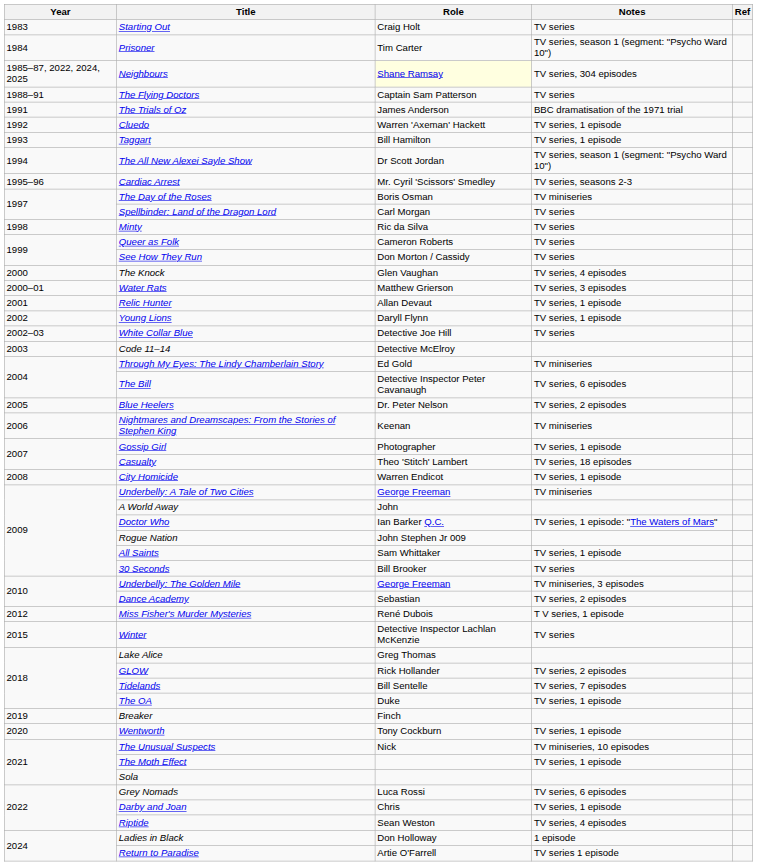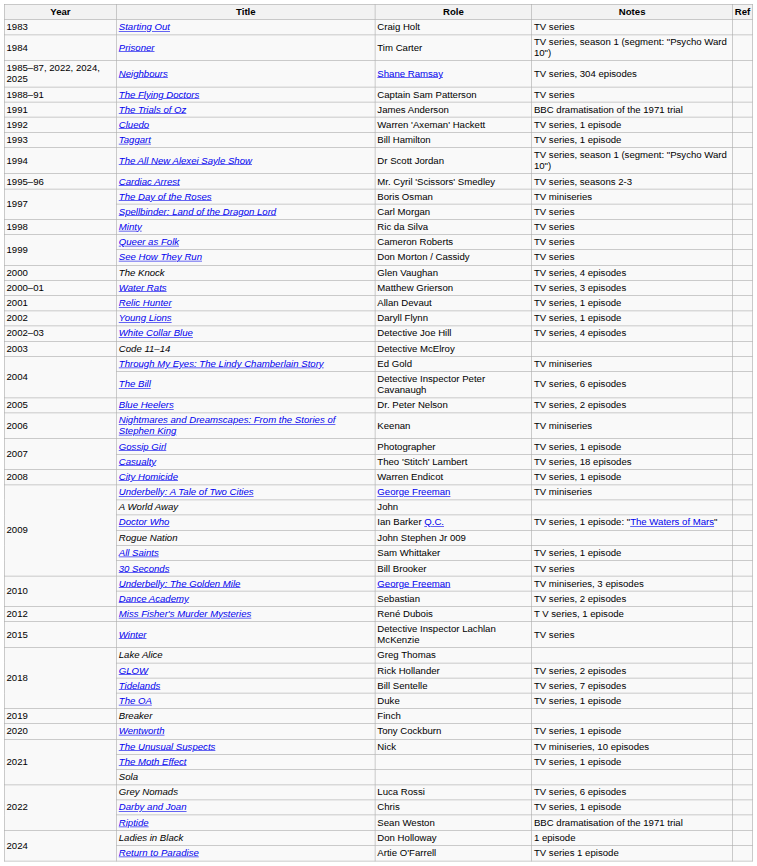(410, 73) lightyellow background -> (410, 73) no background
(554, 333) TV series -> (580, 333) TV series, 4 episodes
(580, 822) TV series, 4 episodes -> (608, 822) BBC dramatisation of the 1971 trial
